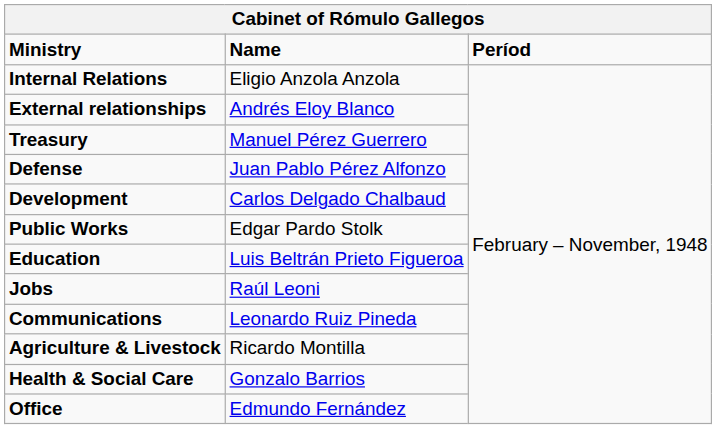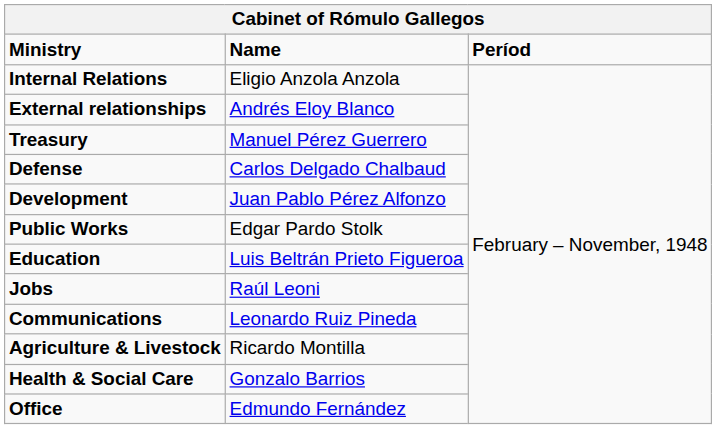(338, 169) Juan Pablo Pérez Alfonzo -> (338, 169) Carlos Delgado Chalbaud
(338, 199) Carlos Delgado Chalbaud -> (338, 199) Juan Pablo Pérez Alfonzo
